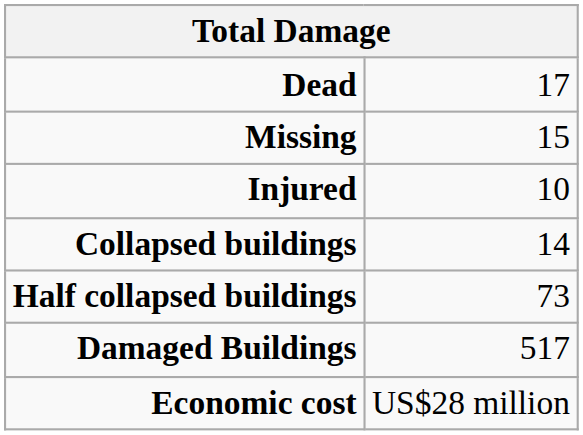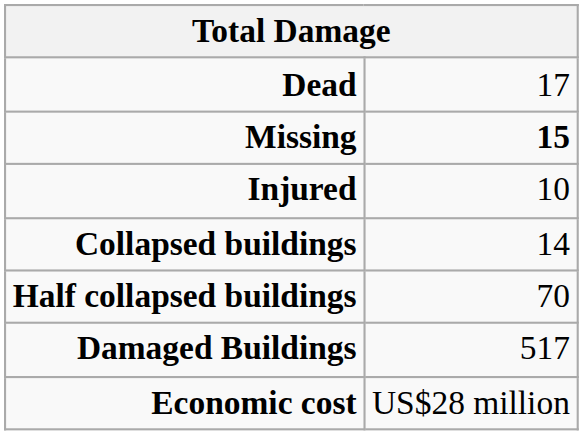(553, 137) normal -> (553, 137) bold
(553, 296) 73 -> (553, 296) 70
